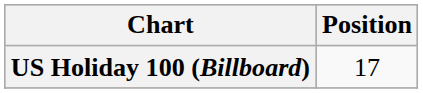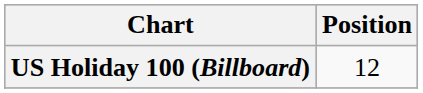(367, 66) 17 -> (367, 66) 12
